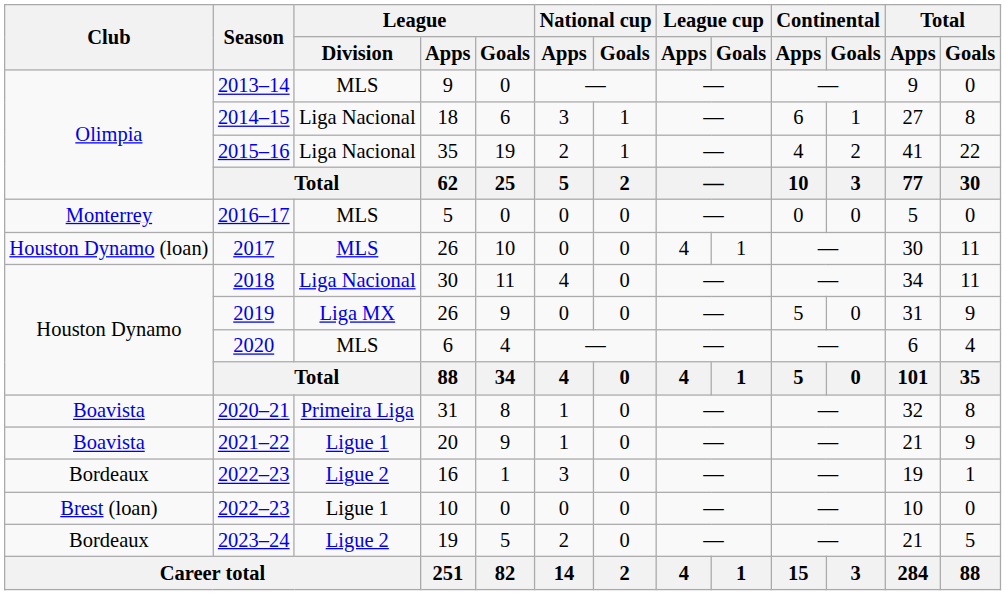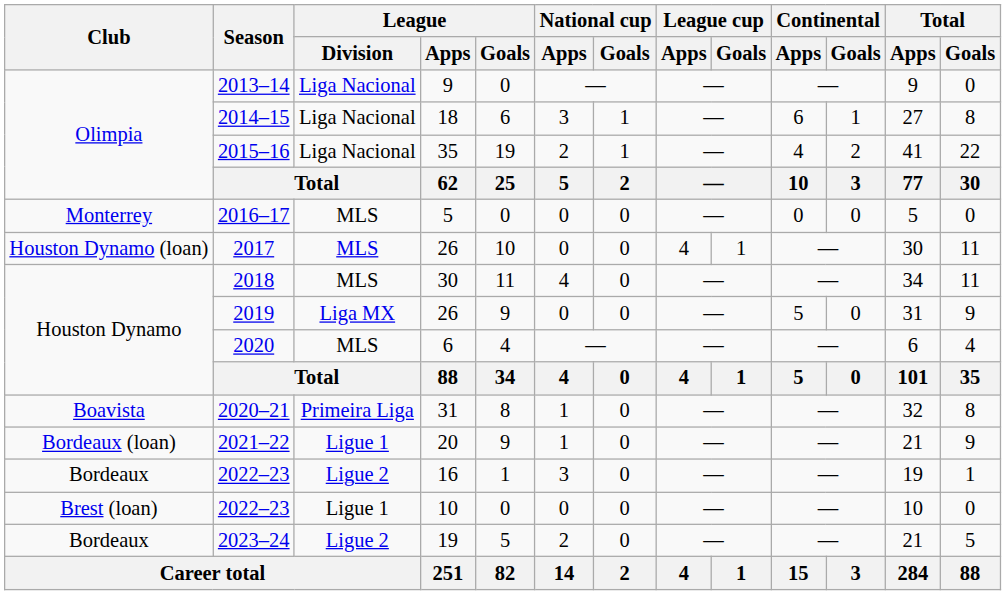(357, 85) MLS -> (357, 85) Liga Nacional
(357, 280) Liga Nacional -> (357, 280) MLS
(109, 442) Boavista -> (109, 442) Bordeaux (loan)
